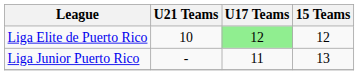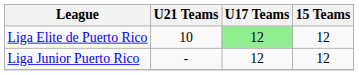(257, 59) 11 -> (257, 59) 12
(323, 59) 13 -> (323, 59) 12
